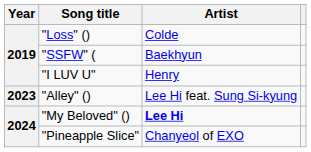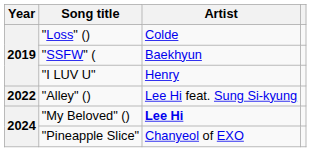(22, 95) 2023 -> (22, 95) 2022
